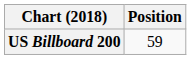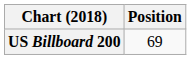(155, 41) 59 -> (155, 41) 69
